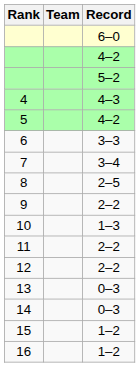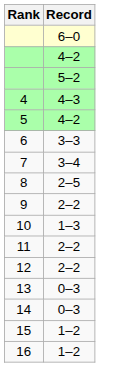- column: (63, 15)
